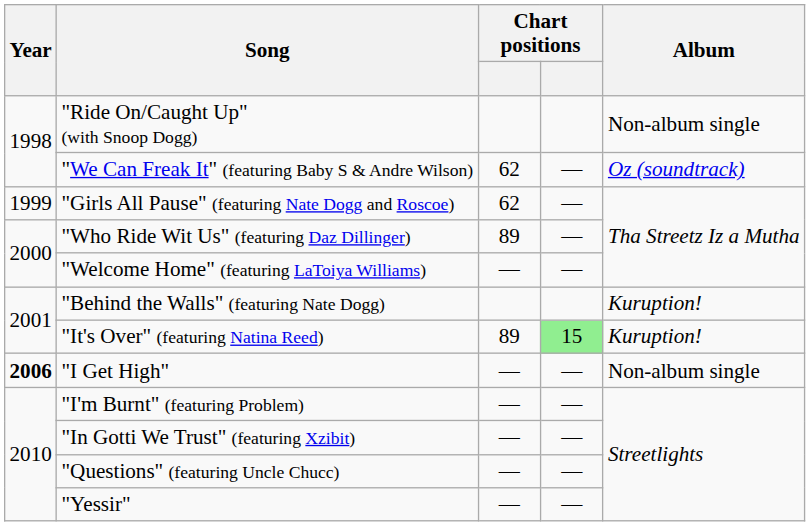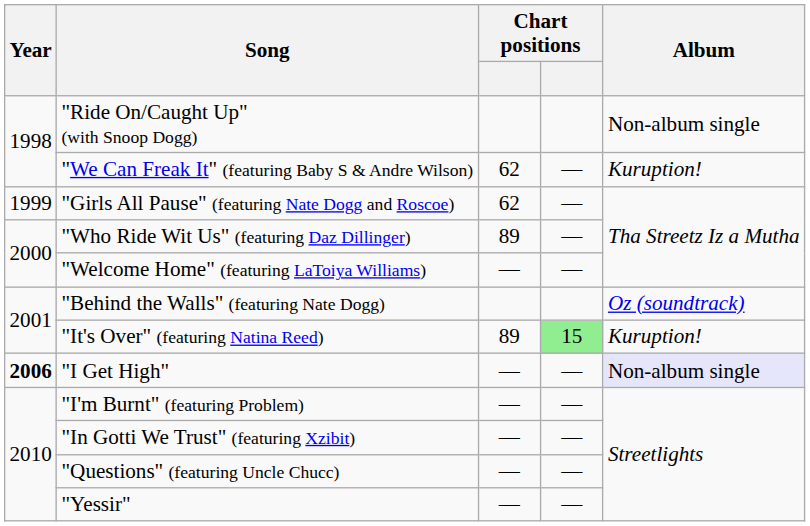(676, 169) Oz (soundtrack) -> (655, 169) Kuruption!
(655, 303) Kuruption! -> (676, 303) Oz (soundtrack)
(684, 370) no background -> (684, 370) lavender background
